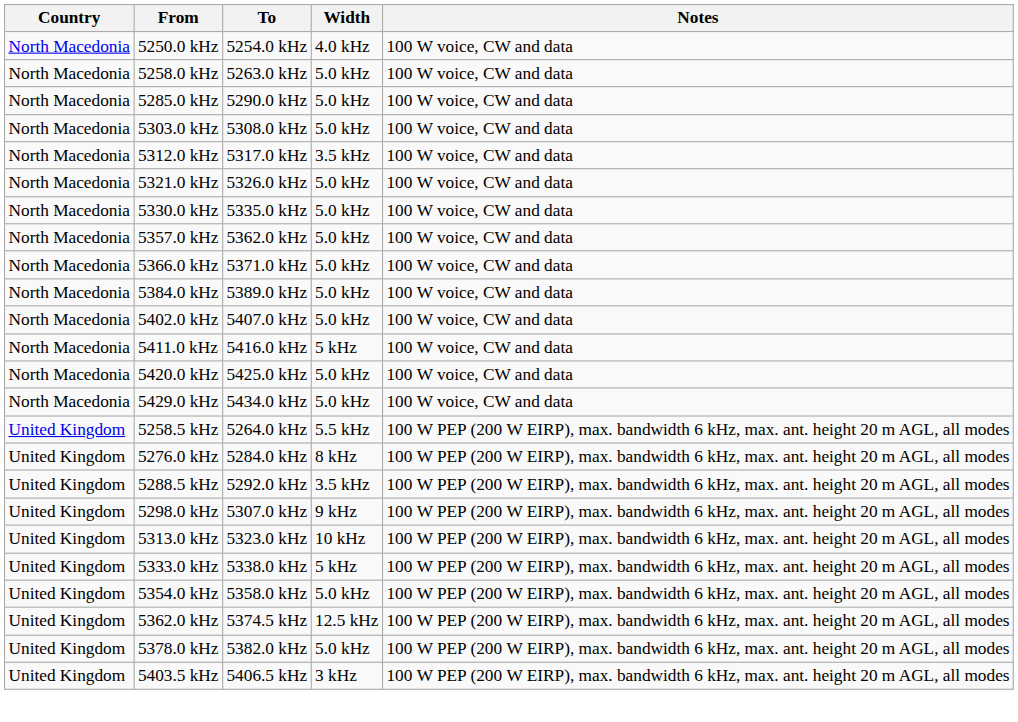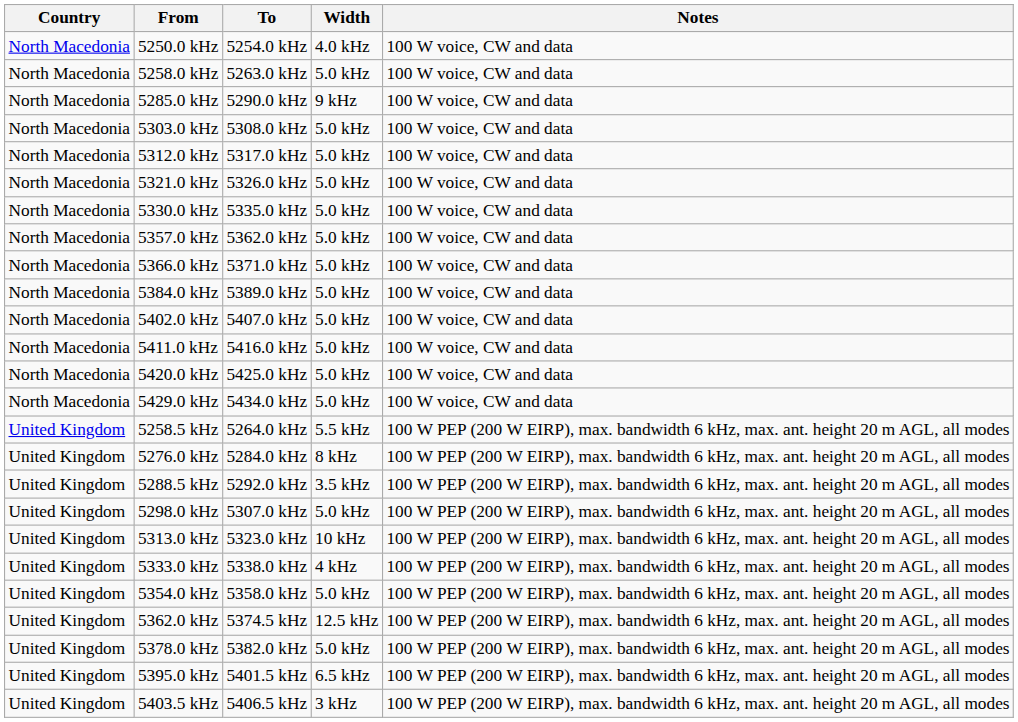(342, 100) 5.0 kHz -> (336, 100) 9 kHz
(342, 155) 3.5 kHz -> (342, 155) 5.0 kHz
(336, 347) 5 kHz -> (342, 347) 5.0 kHz
(336, 511) 9 kHz -> (342, 511) 5.0 kHz
(336, 566) 5 kHz -> (336, 566) 4 kHz
+ row: (178, 675)
